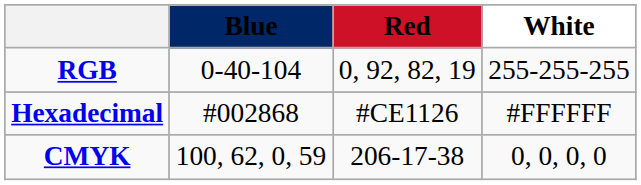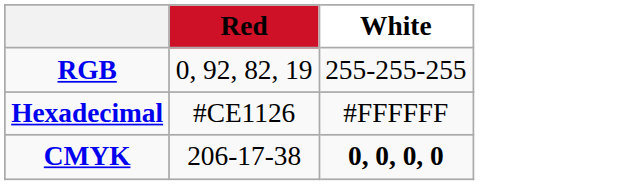- column: (251, 26)
(559, 156) normal -> (396, 156) bold
